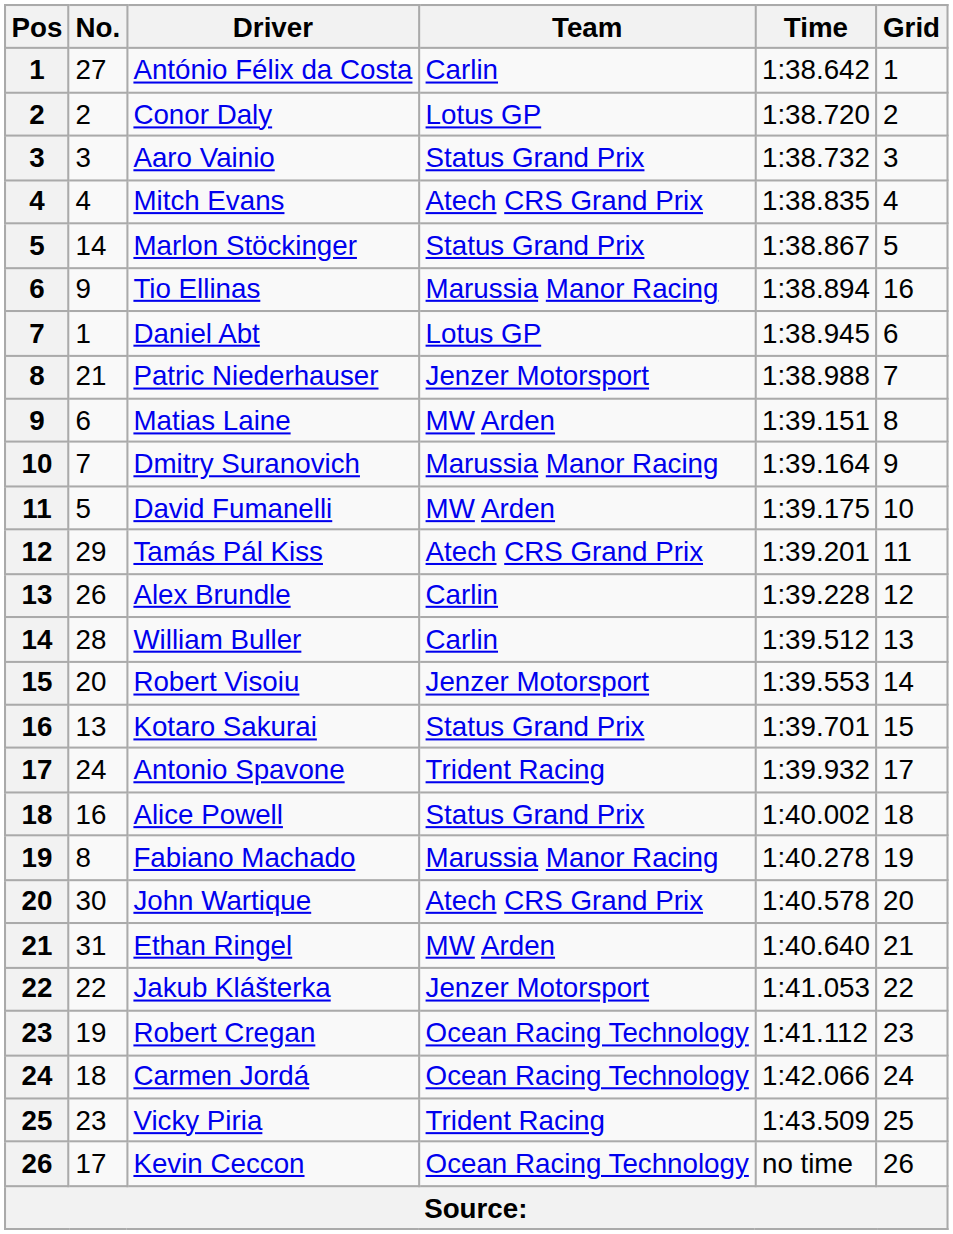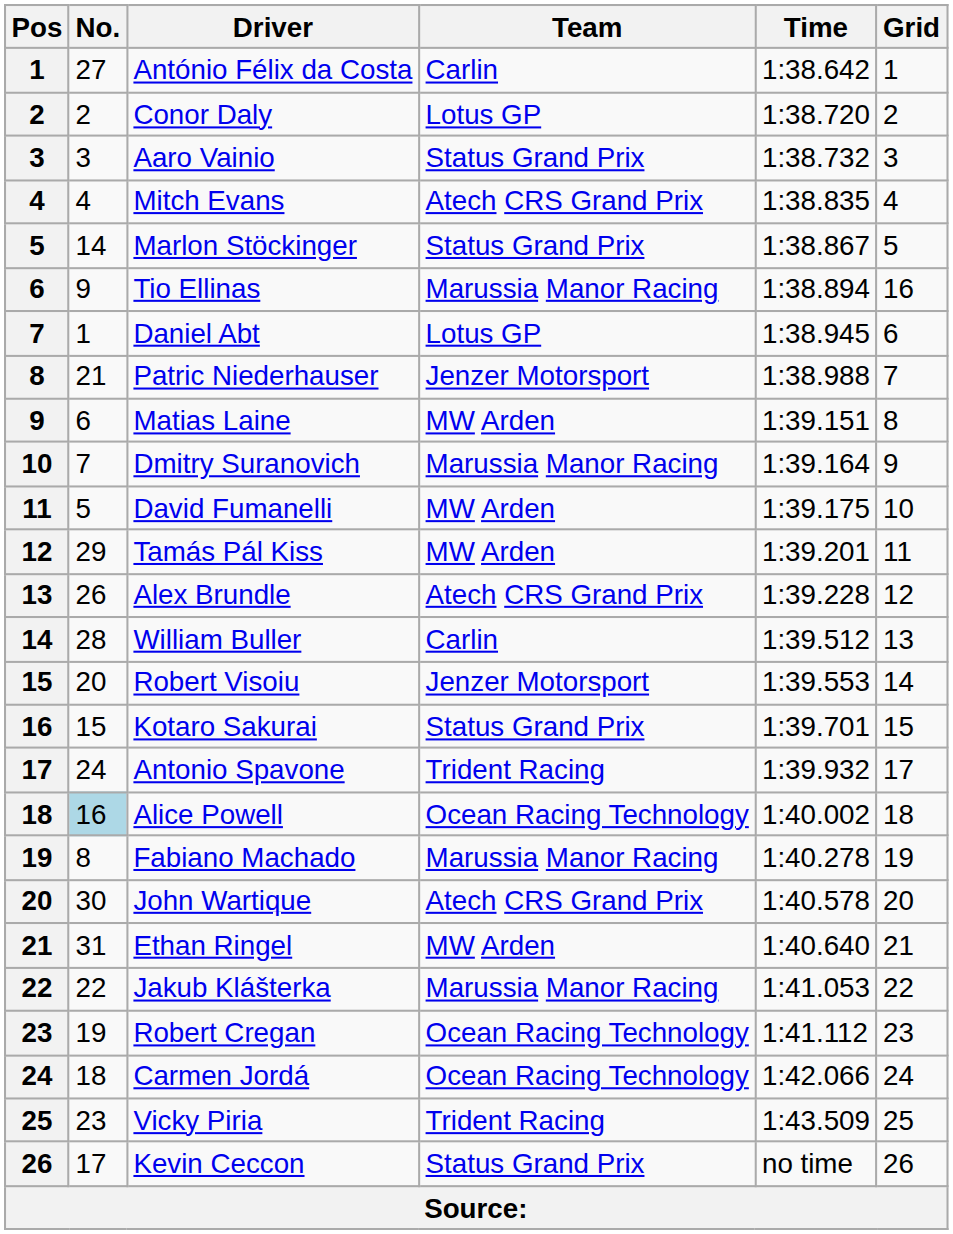(564, 551) Atech CRS Grand Prix -> (490, 551) MW Arden
(462, 595) Carlin -> (564, 595) Atech CRS Grand Prix
(91, 726) 13 -> (91, 726) 15
(91, 814) no background -> (91, 814) lightblue background
(535, 814) Status Grand Prix -> (587, 814) Ocean Racing Technology
(537, 989) Jenzer Motorsport -> (572, 989) Marussia Manor Racing
(587, 1164) Ocean Racing Technology -> (535, 1164) Status Grand Prix
